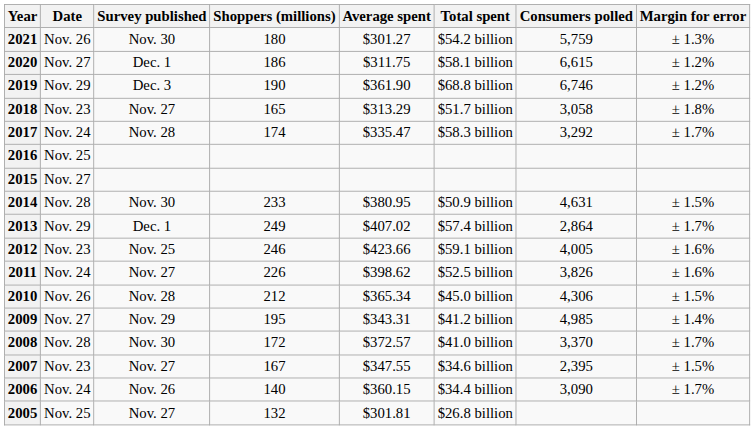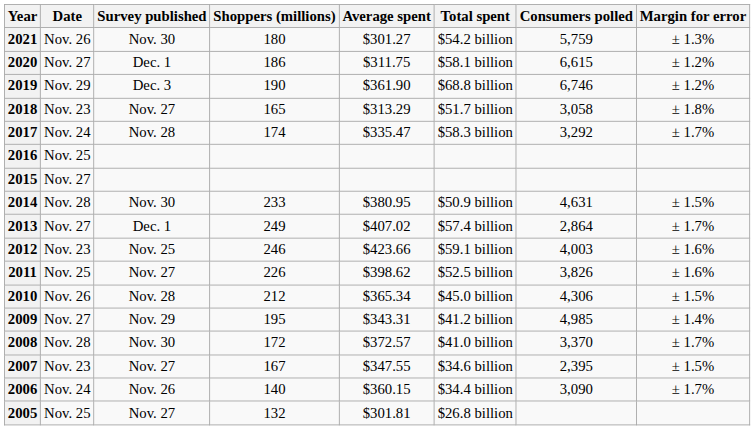(67, 226) Nov. 29 -> (67, 226) Nov. 27
(576, 249) 4,005 -> (576, 249) 4,003
(67, 272) Nov. 24 -> (67, 272) Nov. 25
